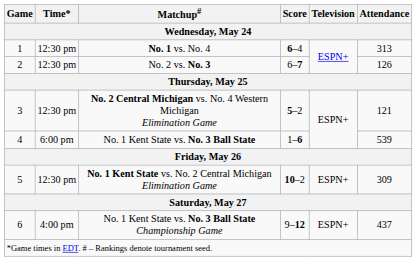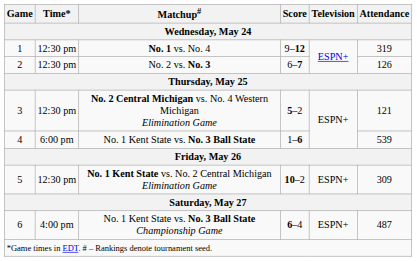(295, 48) 6–4 -> (295, 48) 9–12
(384, 48) 313 -> (384, 48) 319
(295, 225) 9–12 -> (295, 225) 6–4
(384, 225) 437 -> (384, 225) 487
